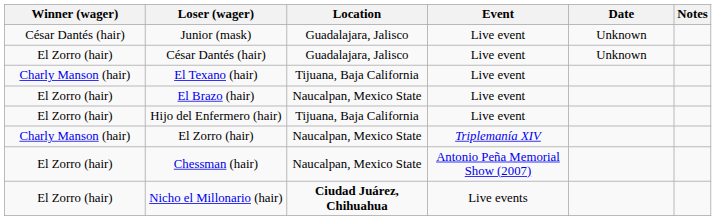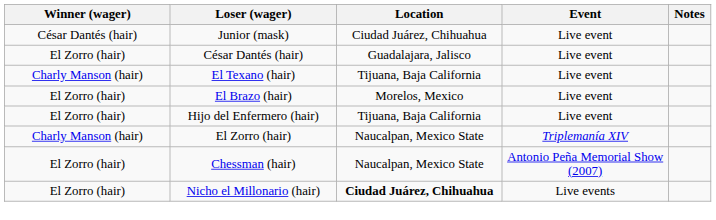- column: (621, 14)
(357, 34) Guadalajara, Jalisco -> (419, 34) Ciudad Juárez, Chihuahua
(357, 95) Naucalpan, Mexico State -> (419, 95) Morelos, Mexico
